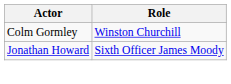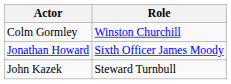+ row: (34, 69)
